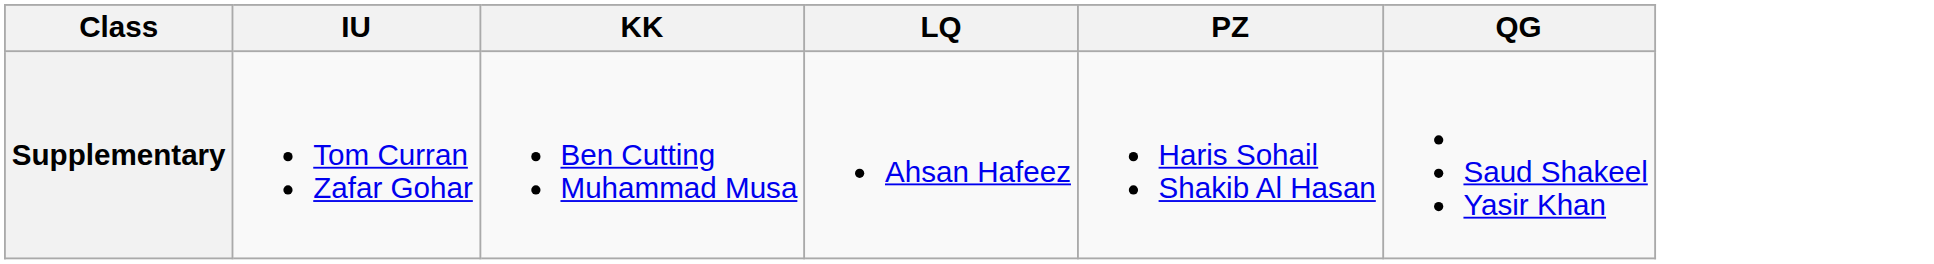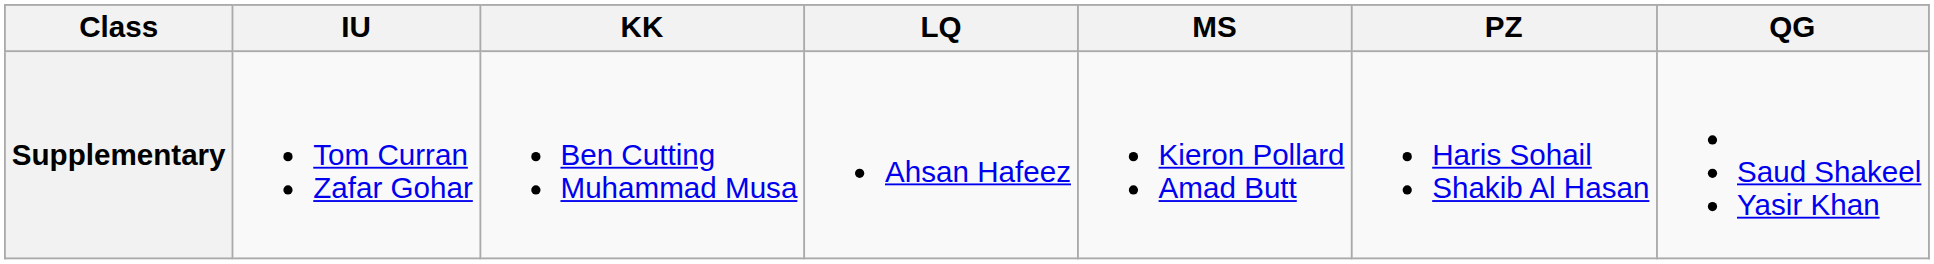+ column: (1215, 27)
